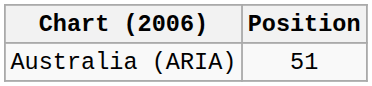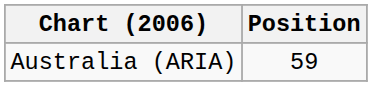(304, 62) 51 -> (304, 62) 59
